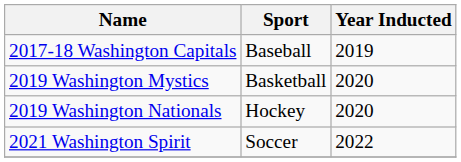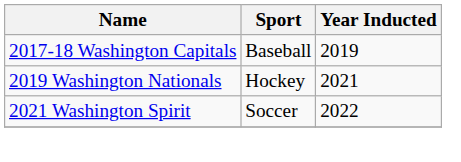- row: (109, 80)
(354, 111) 2020 -> (339, 80) 2021
